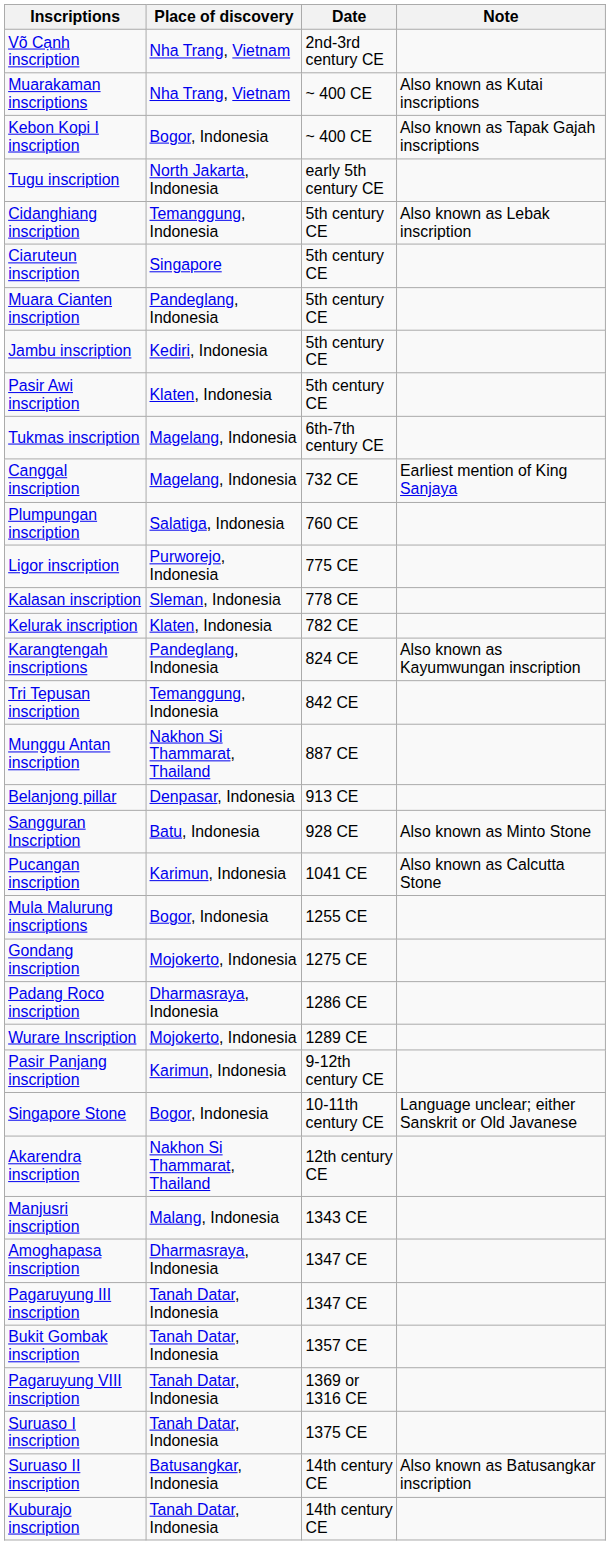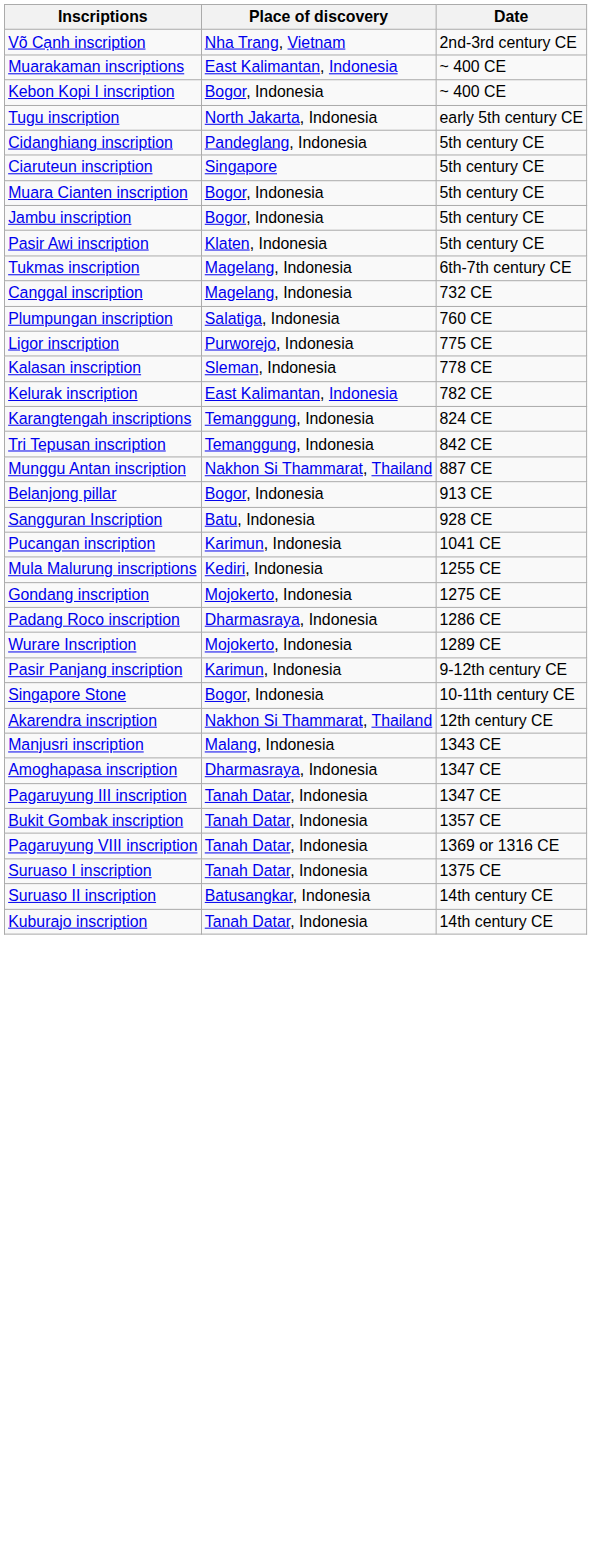- column: (501, 17)
(220, 94) Nha Trang, Vietnam -> (301, 67) East Kalimantan, Indonesia
(198, 222) Temanggung, Indonesia -> (286, 142) Pandeglang, Indonesia
(194, 308) Pandeglang, Indonesia -> (264, 192) Bogor, Indonesia
(209, 351) Kediri, Indonesia -> (264, 218) Bogor, Indonesia
(211, 625) Klaten, Indonesia -> (301, 393) East Kalimantan, Indonesia
(194, 659) Pandeglang, Indonesia -> (289, 419) Temanggung, Indonesia
(222, 797) Denpasar, Indonesia -> (264, 494) Bogor, Indonesia
(209, 917) Bogor, Indonesia -> (264, 569) Kediri, Indonesia
